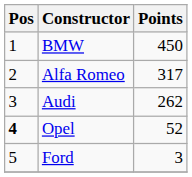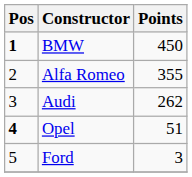(13, 45) normal -> (13, 45) bold
(170, 73) 317 -> (170, 73) 355
(174, 129) 52 -> (174, 129) 51
